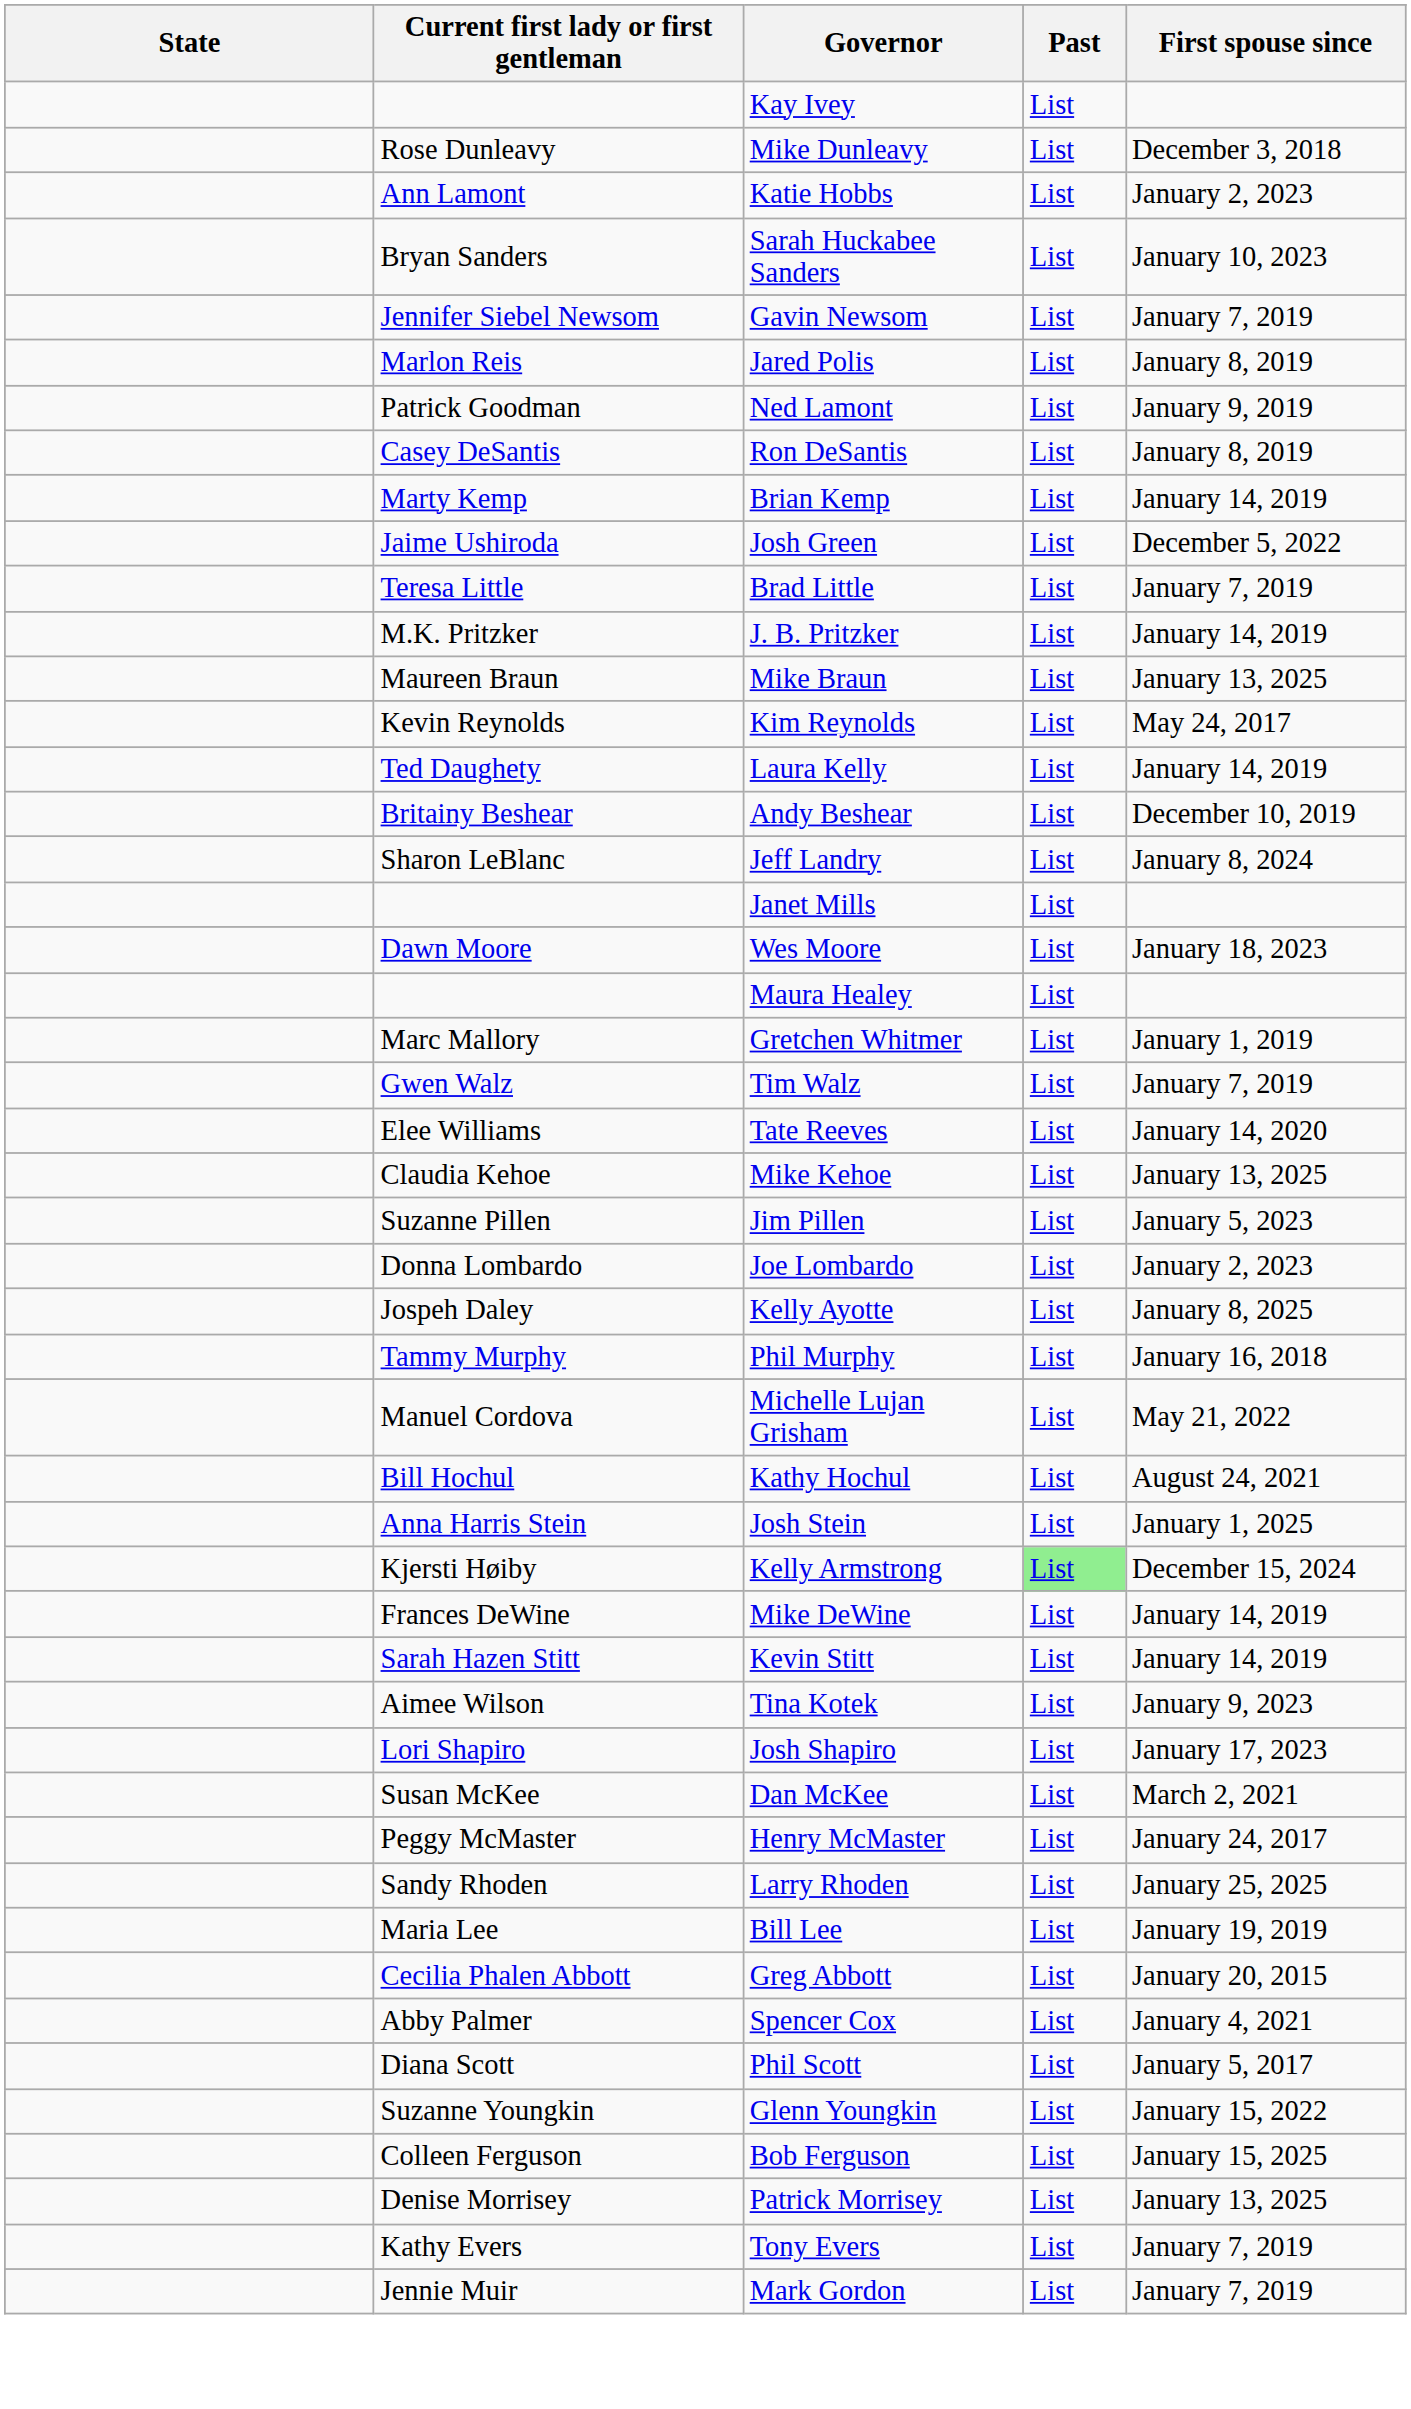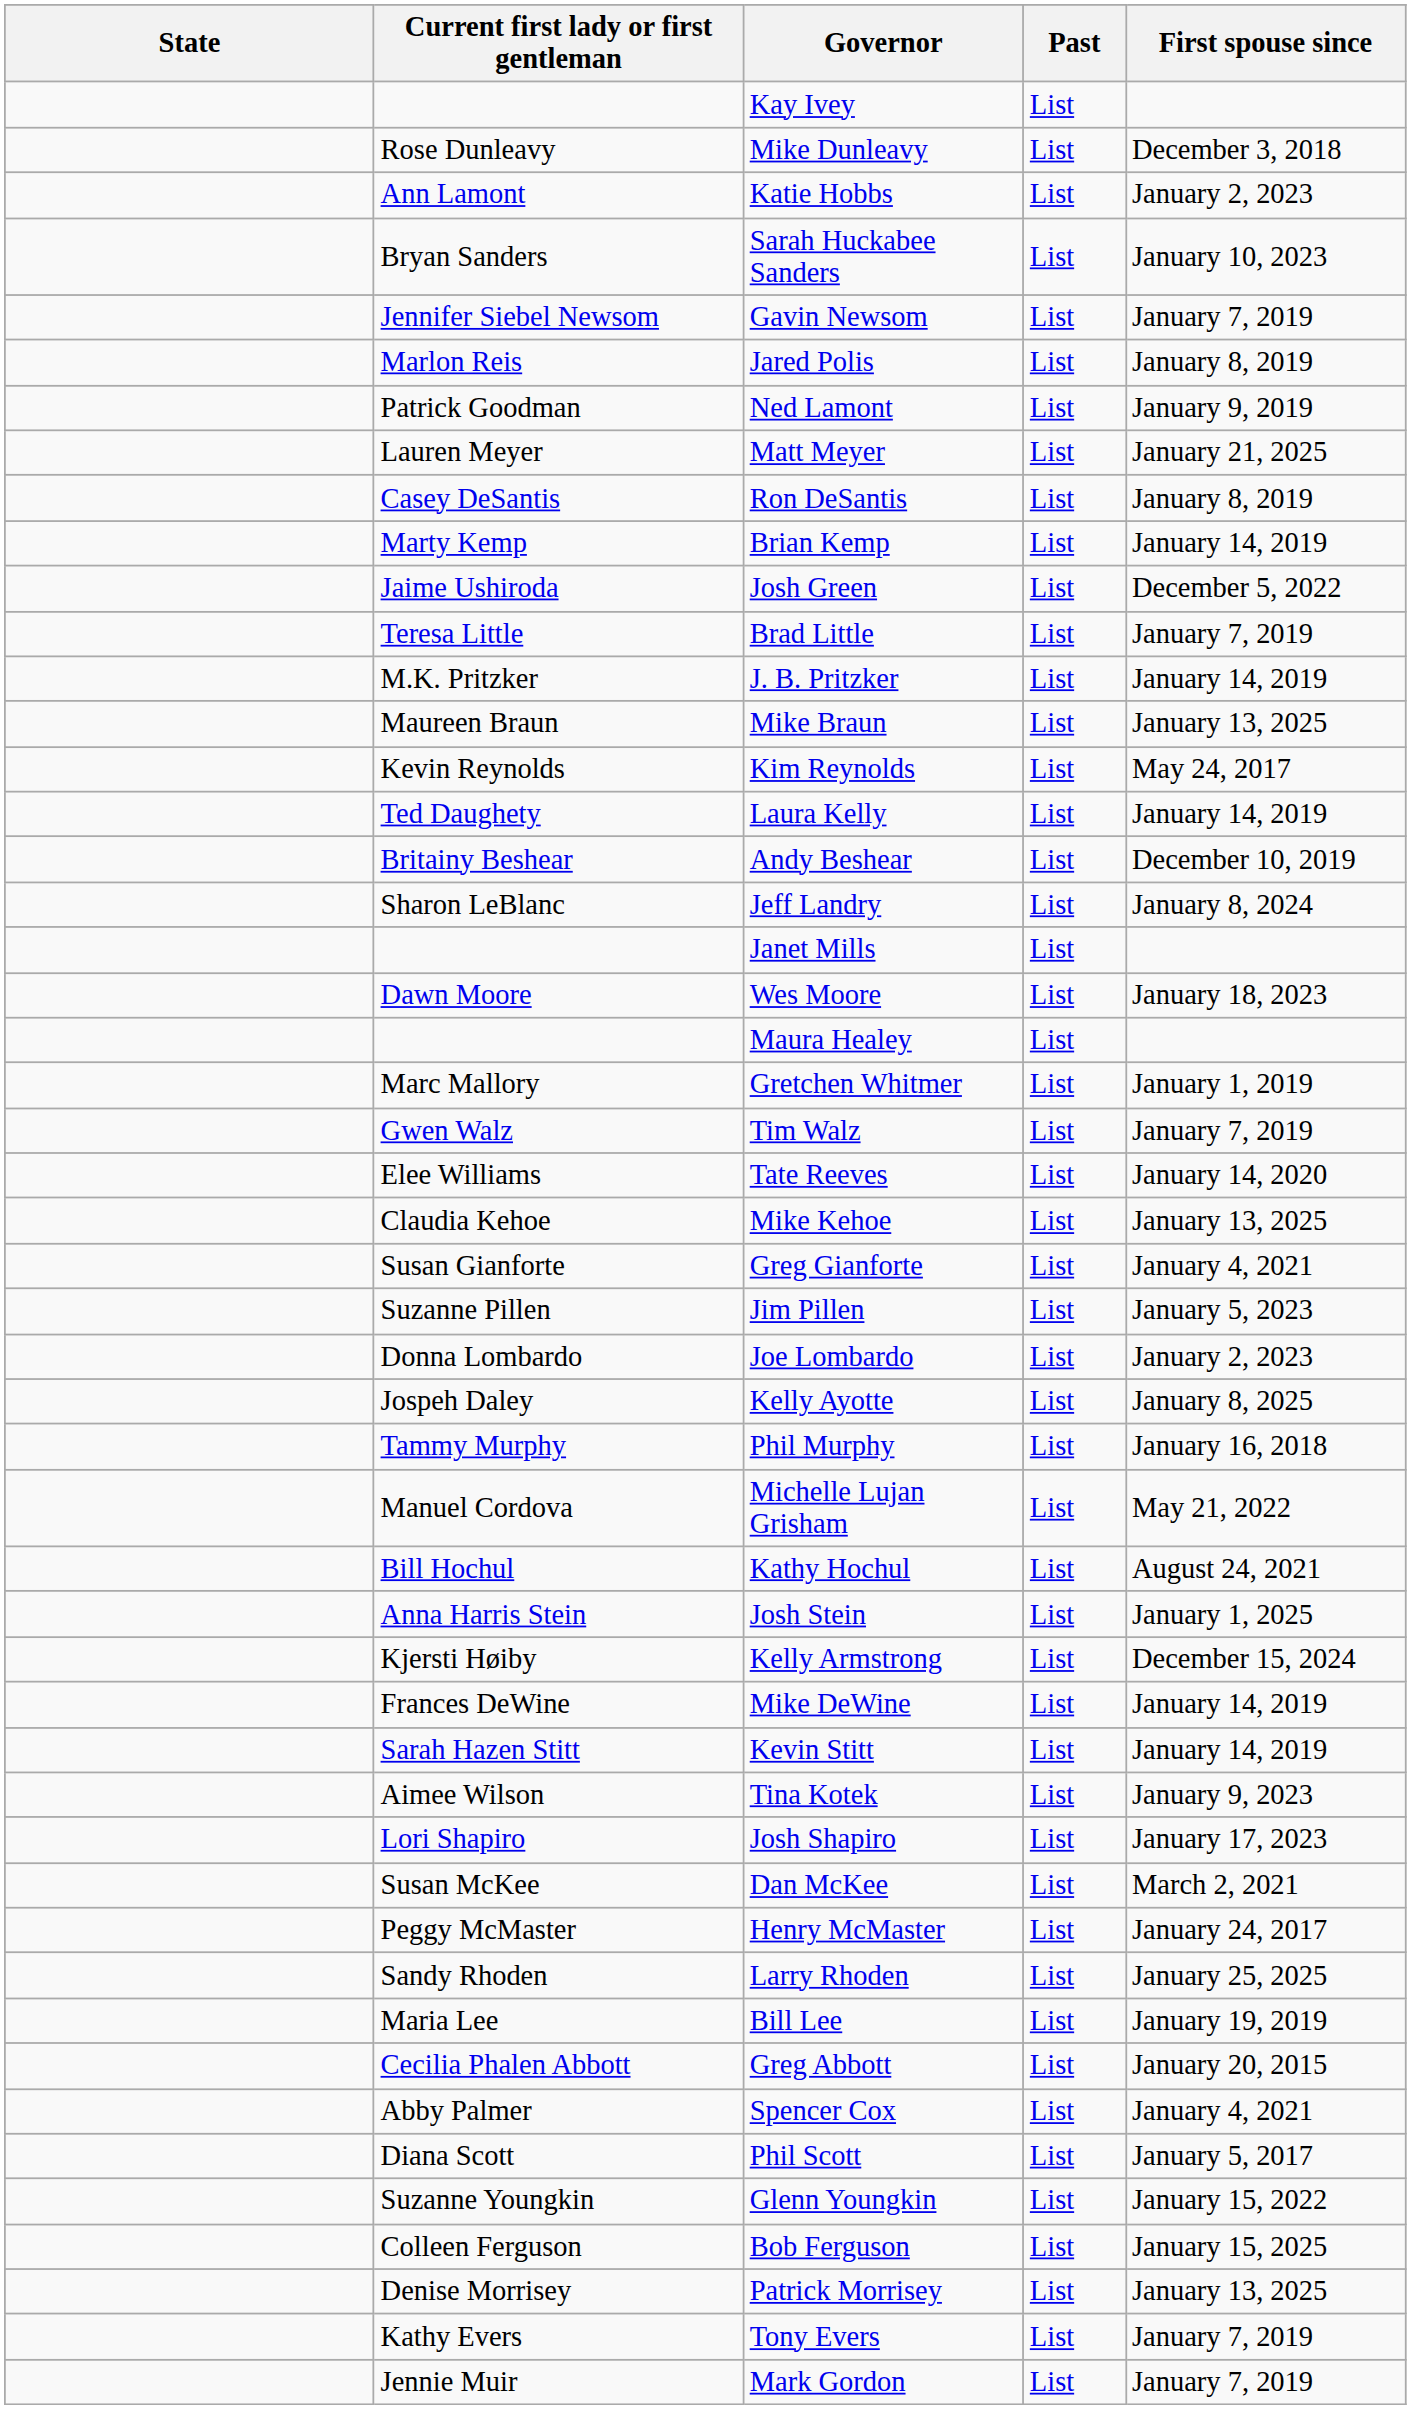+ row: (817, 452)
+ row: (836, 1265)
(1052, 1568) lightgreen background -> (1052, 1658) no background
